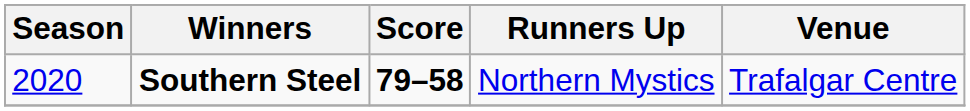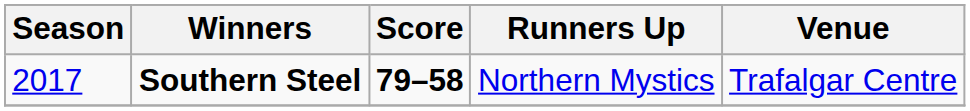(47, 79) 2020 -> (47, 79) 2017
